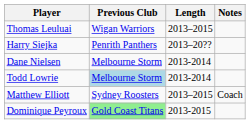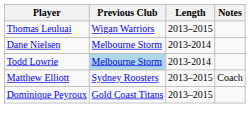- row: (32, 45)
(127, 111) lightgreen background -> (127, 95) no background
(190, 111) 2013-2015 -> (190, 95) 2013–2015
